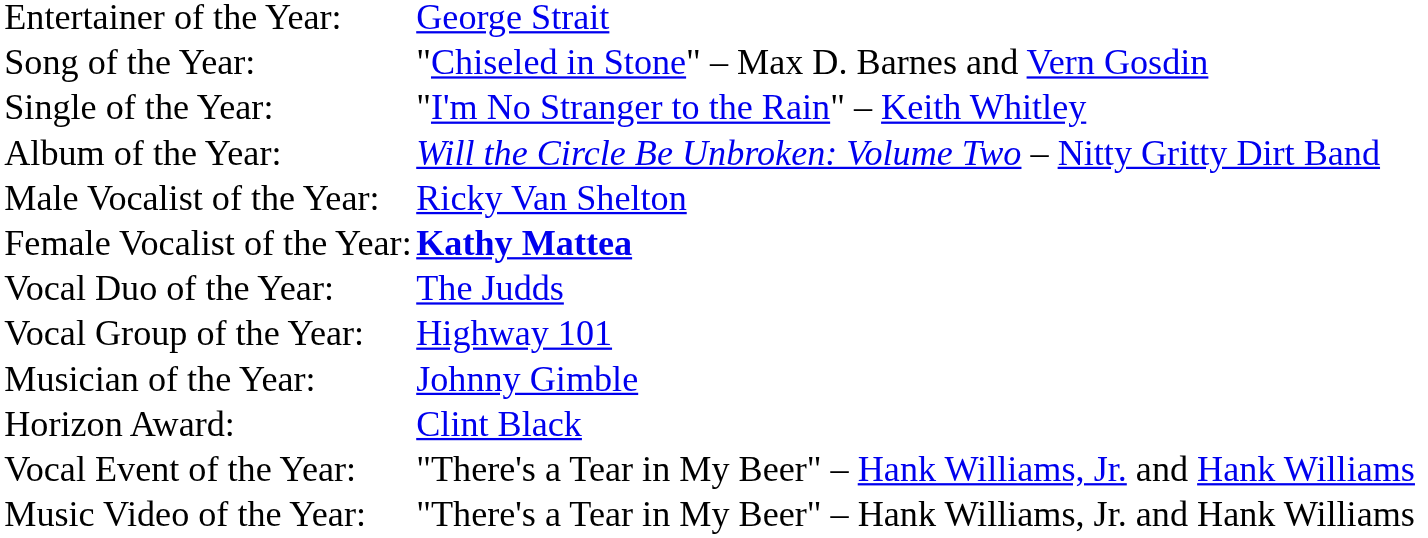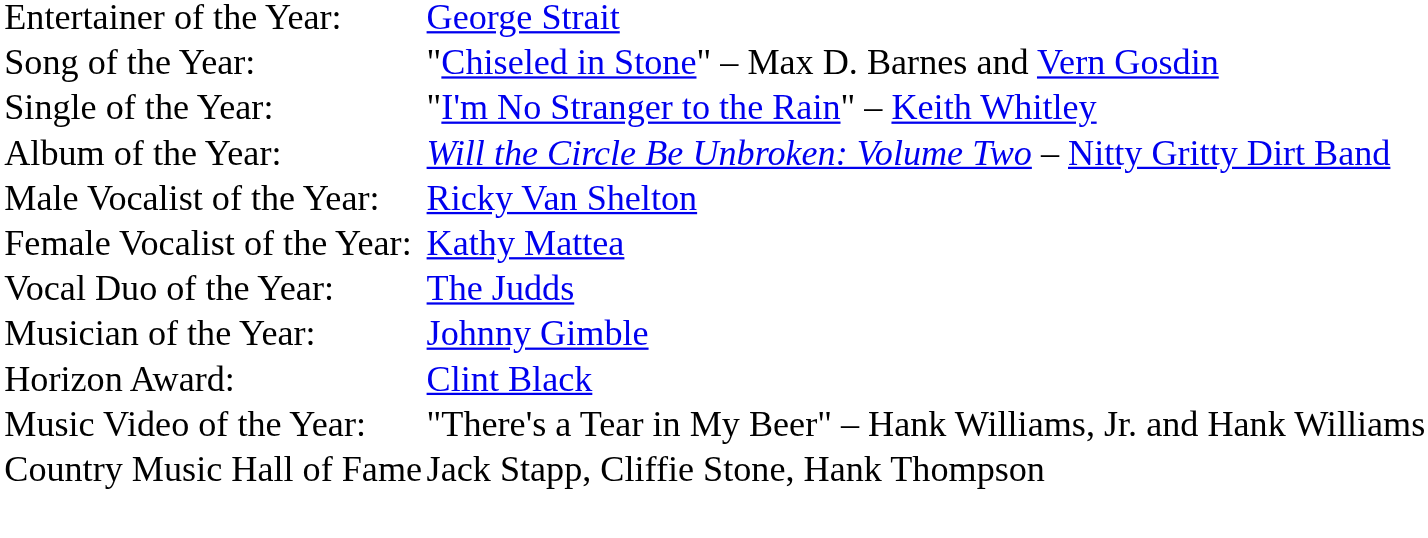(524, 242) bold -> (526, 242) normal
- row: (184, 333)
- row: (180, 468)
+ row: (213, 468)
